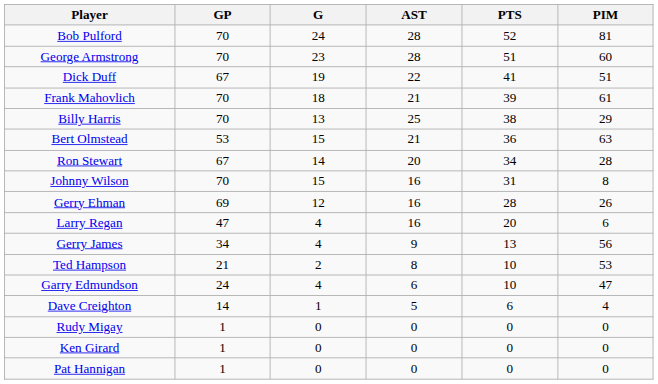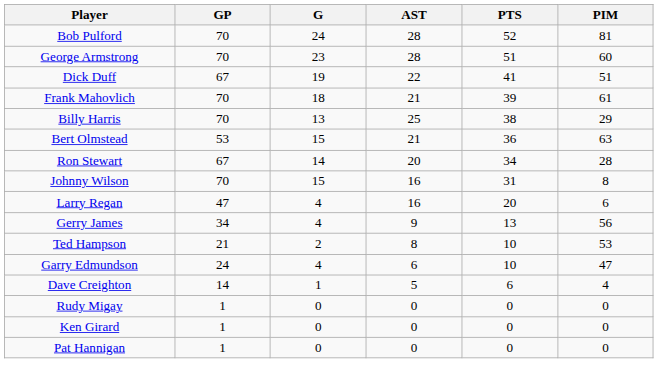- row: (90, 202)
